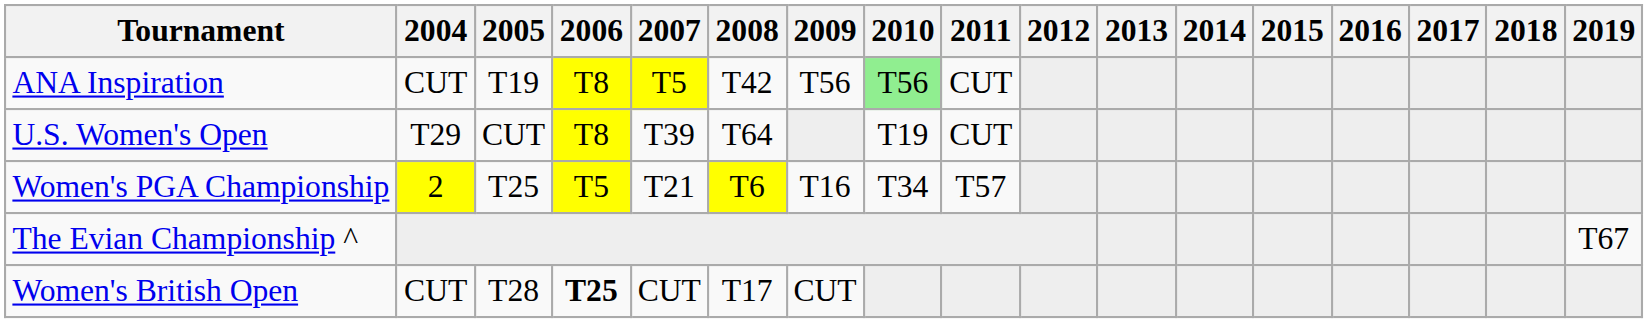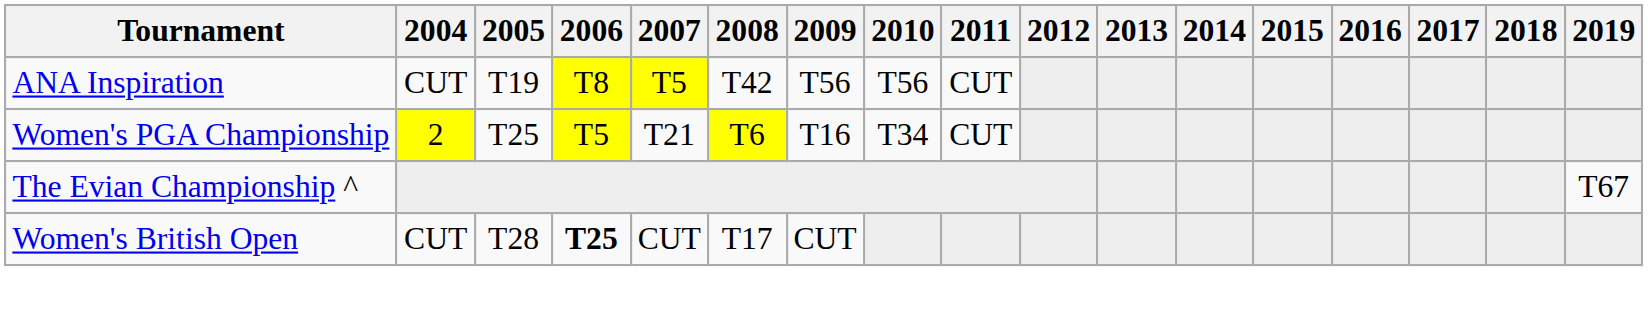(903, 82) lightgreen background -> (903, 82) no background
- row: (140, 135)
(981, 187) T57 -> (981, 135) CUT
